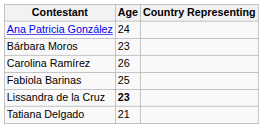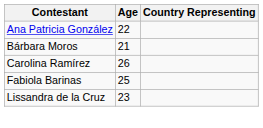(124, 30) 24 -> (124, 30) 22
(124, 47) 23 -> (124, 47) 21
(124, 98) bold -> (124, 98) normal
- row: (46, 115)
